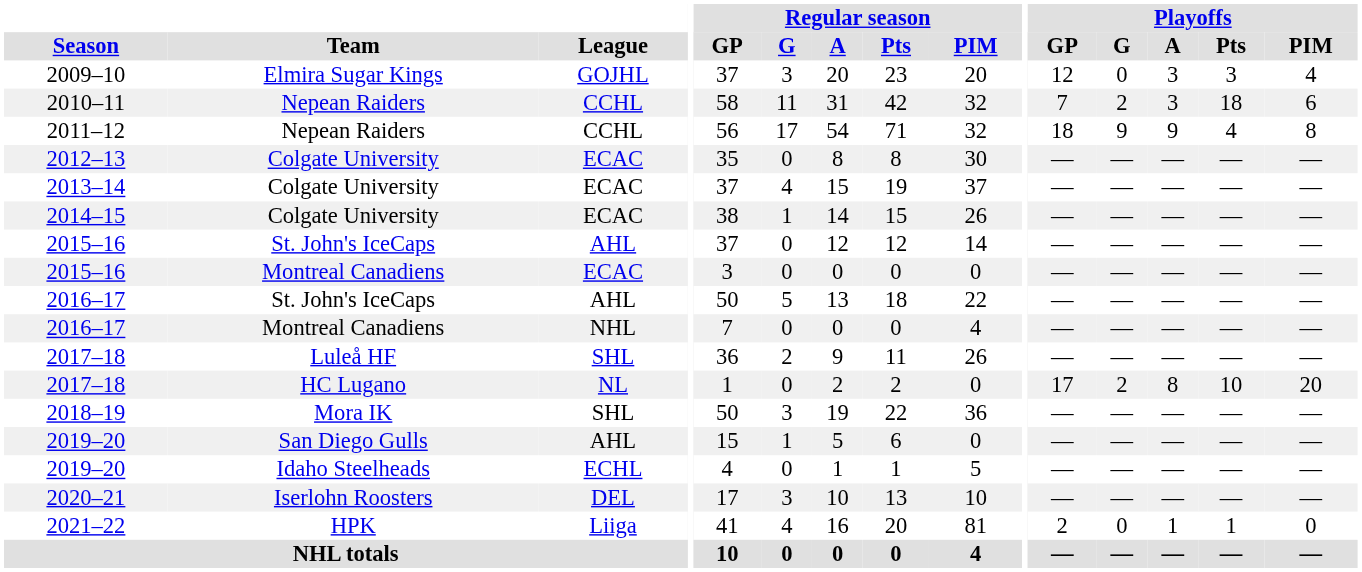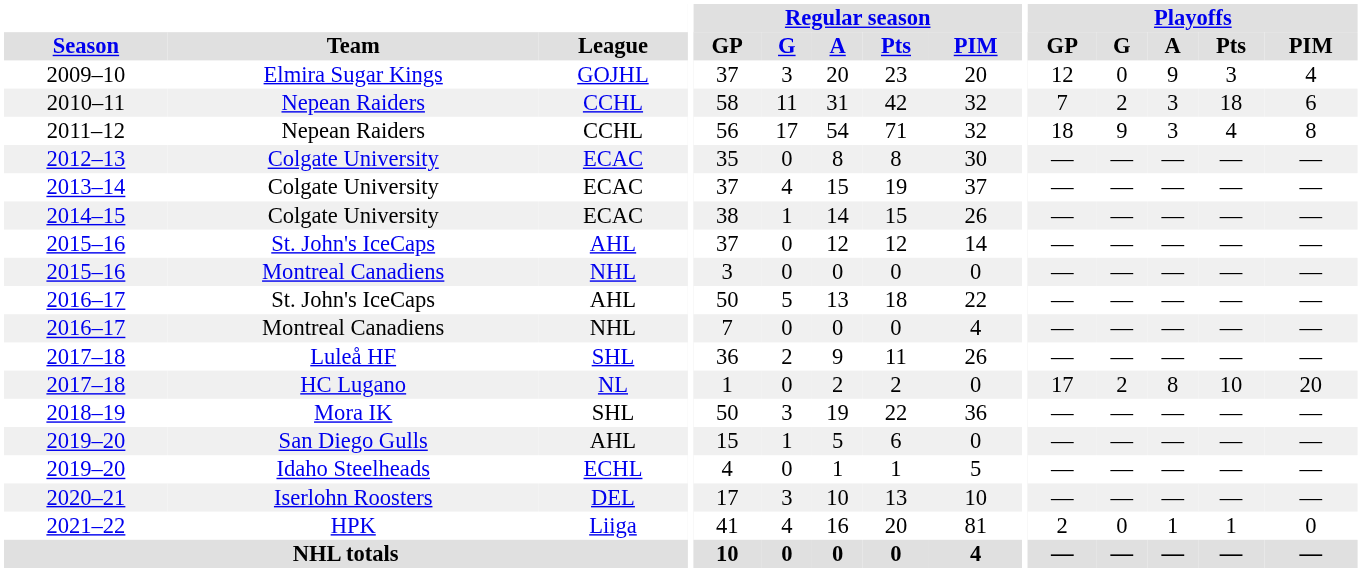(1173, 74) 3 -> (1173, 74) 9
(1173, 130) 9 -> (1173, 130) 3
(613, 271) ECAC -> (613, 271) NHL
